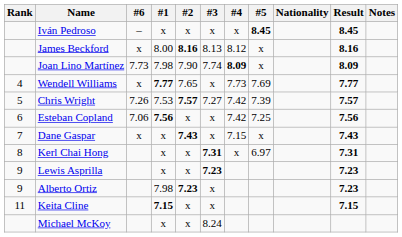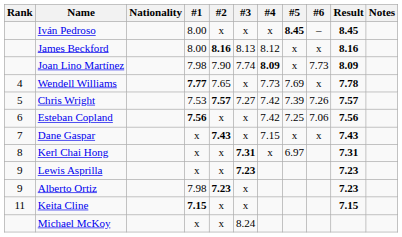columns swapped: (302, 13) <-> (139, 13)
(163, 30) x -> (197, 30) 8.00
(349, 83) 7.77 -> (349, 83) 7.78
